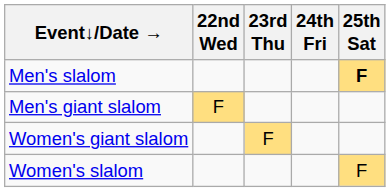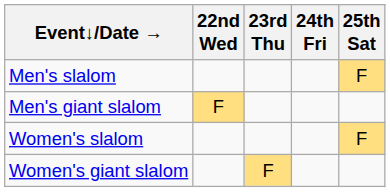(362, 75) bold -> (362, 75) normal
rows swapped: (76, 170) <-> (99, 139)
